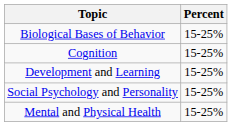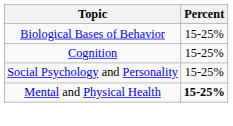- row: (93, 72)
(204, 111) normal -> (204, 92) bold
